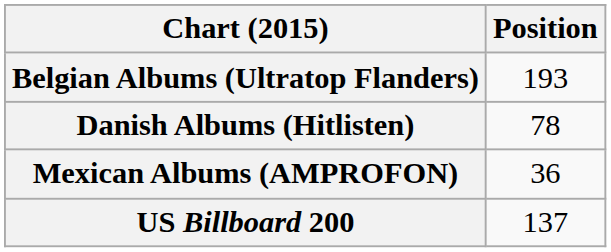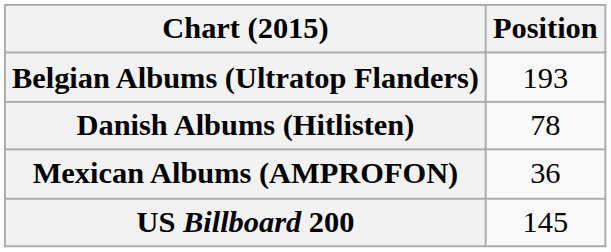(545, 221) 137 -> (545, 221) 145
